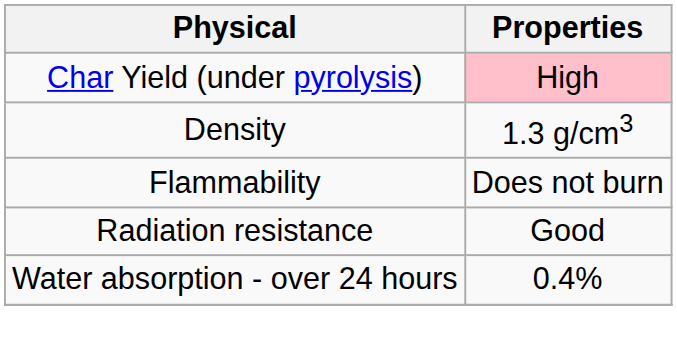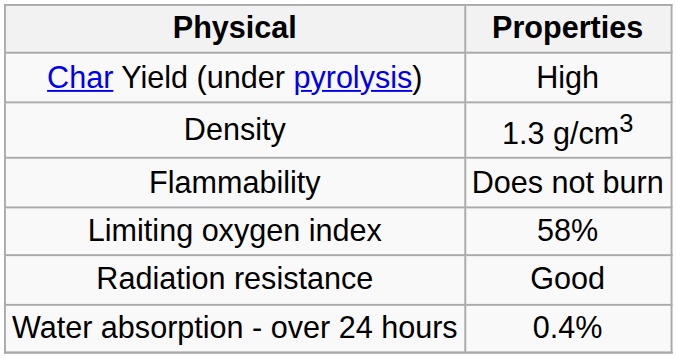(568, 77) pink background -> (568, 77) no background
+ row: (235, 230)
